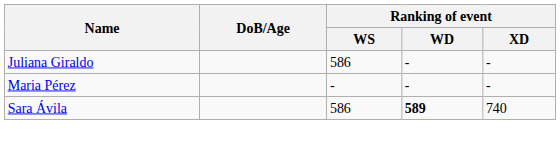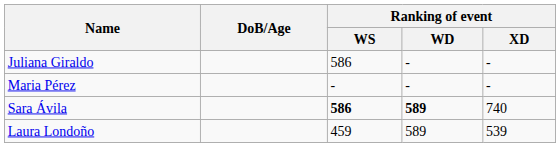(340, 108) normal -> (341, 108) bold
+ row: (51, 131)
